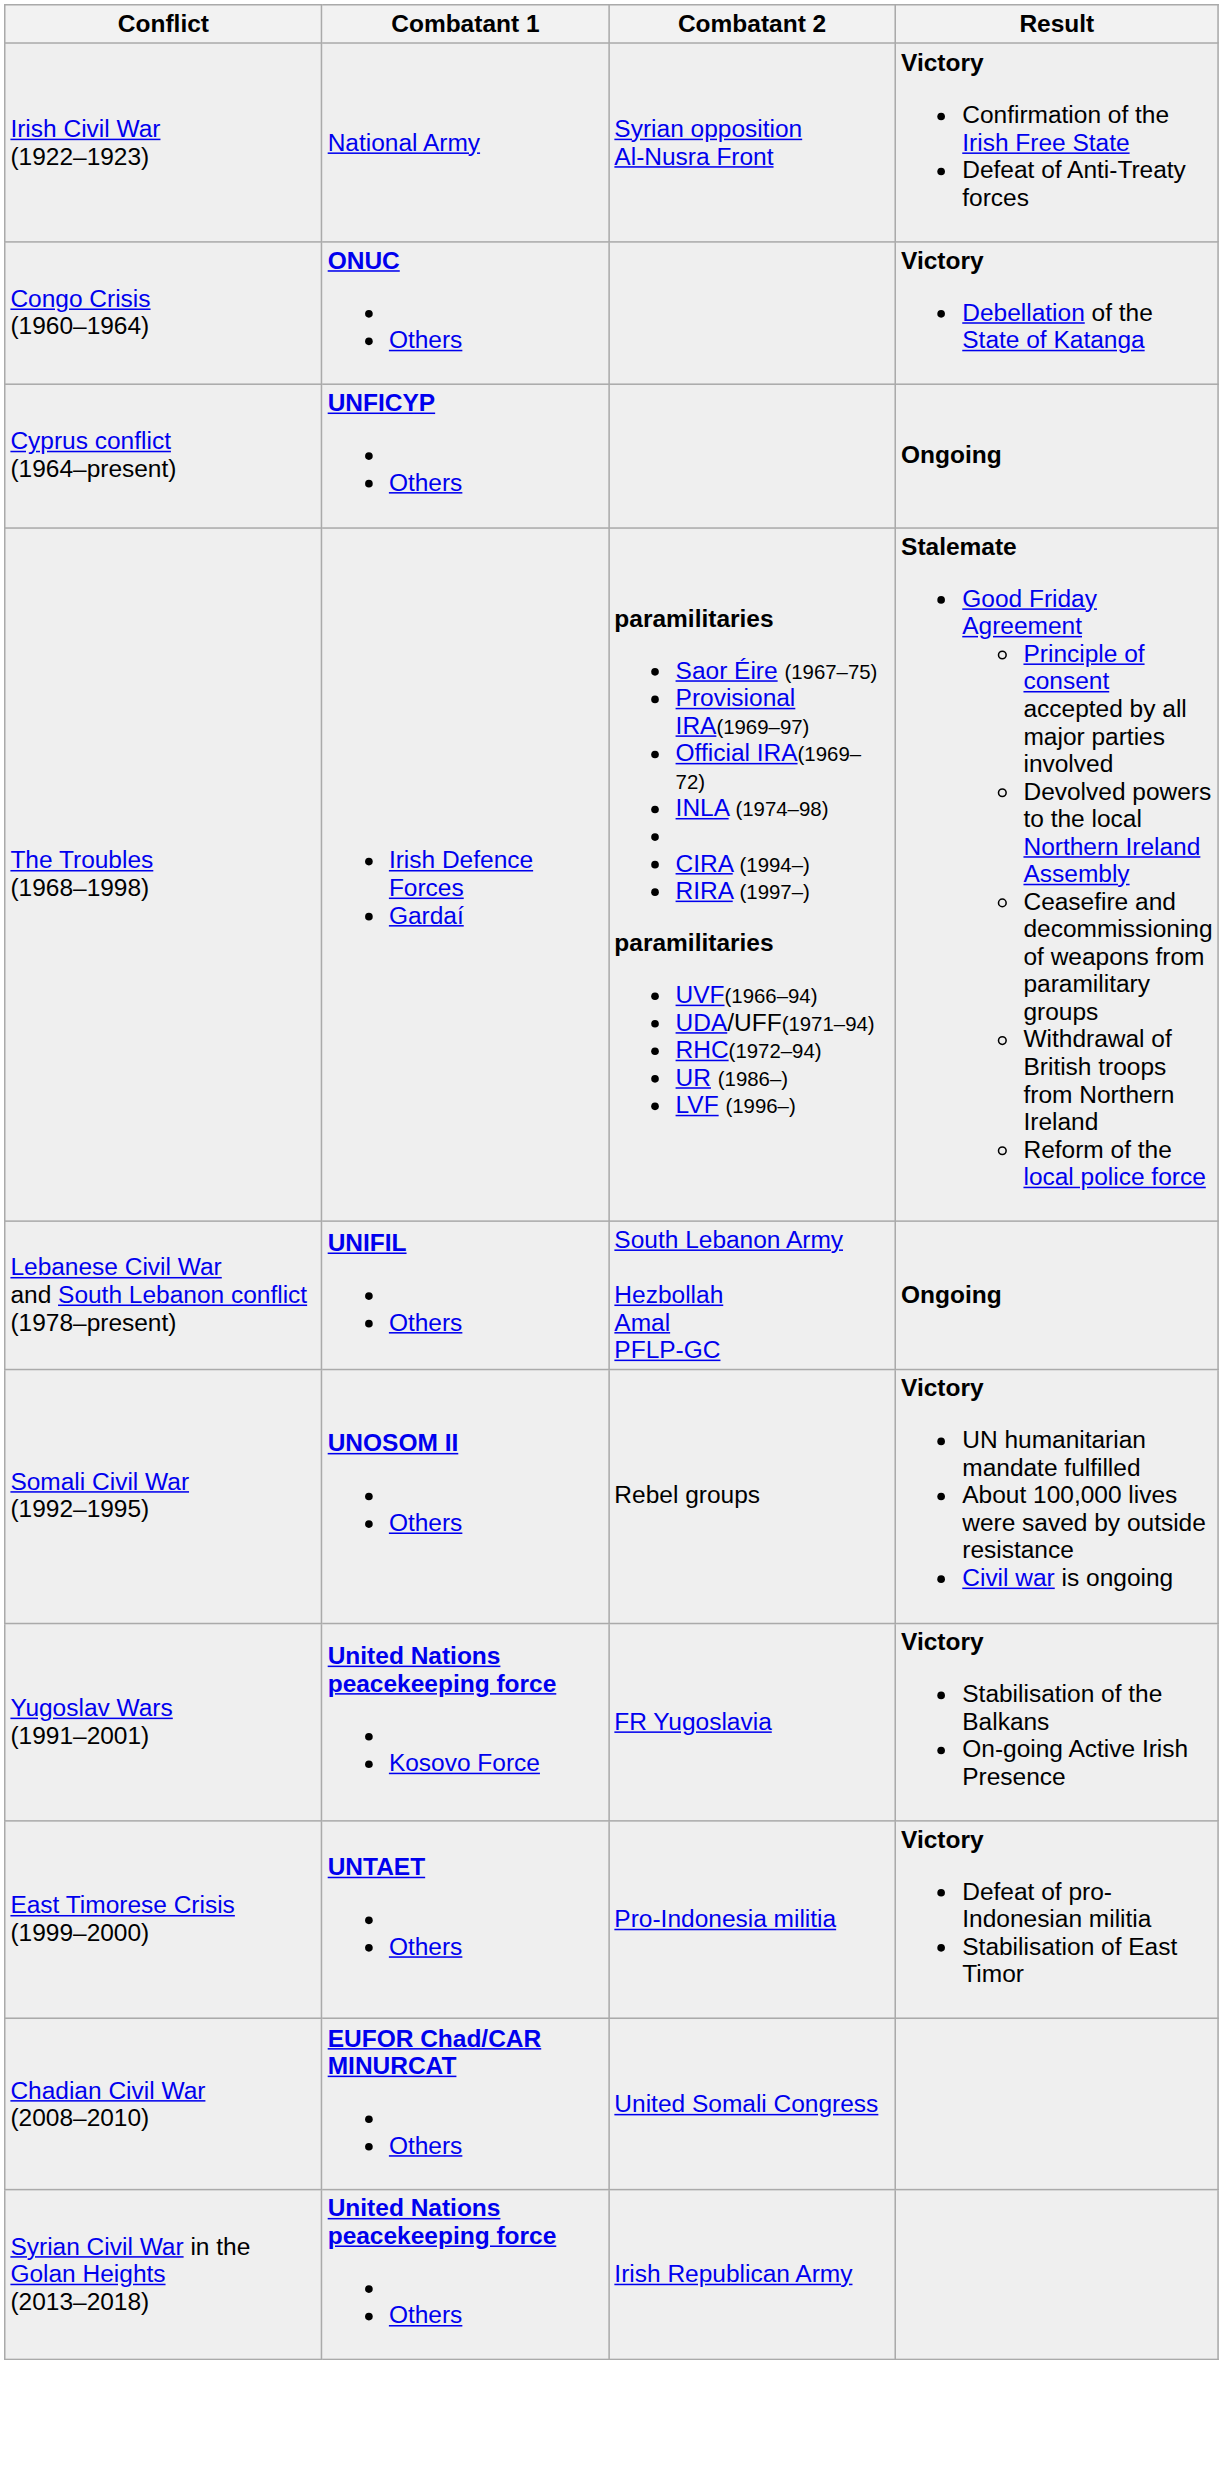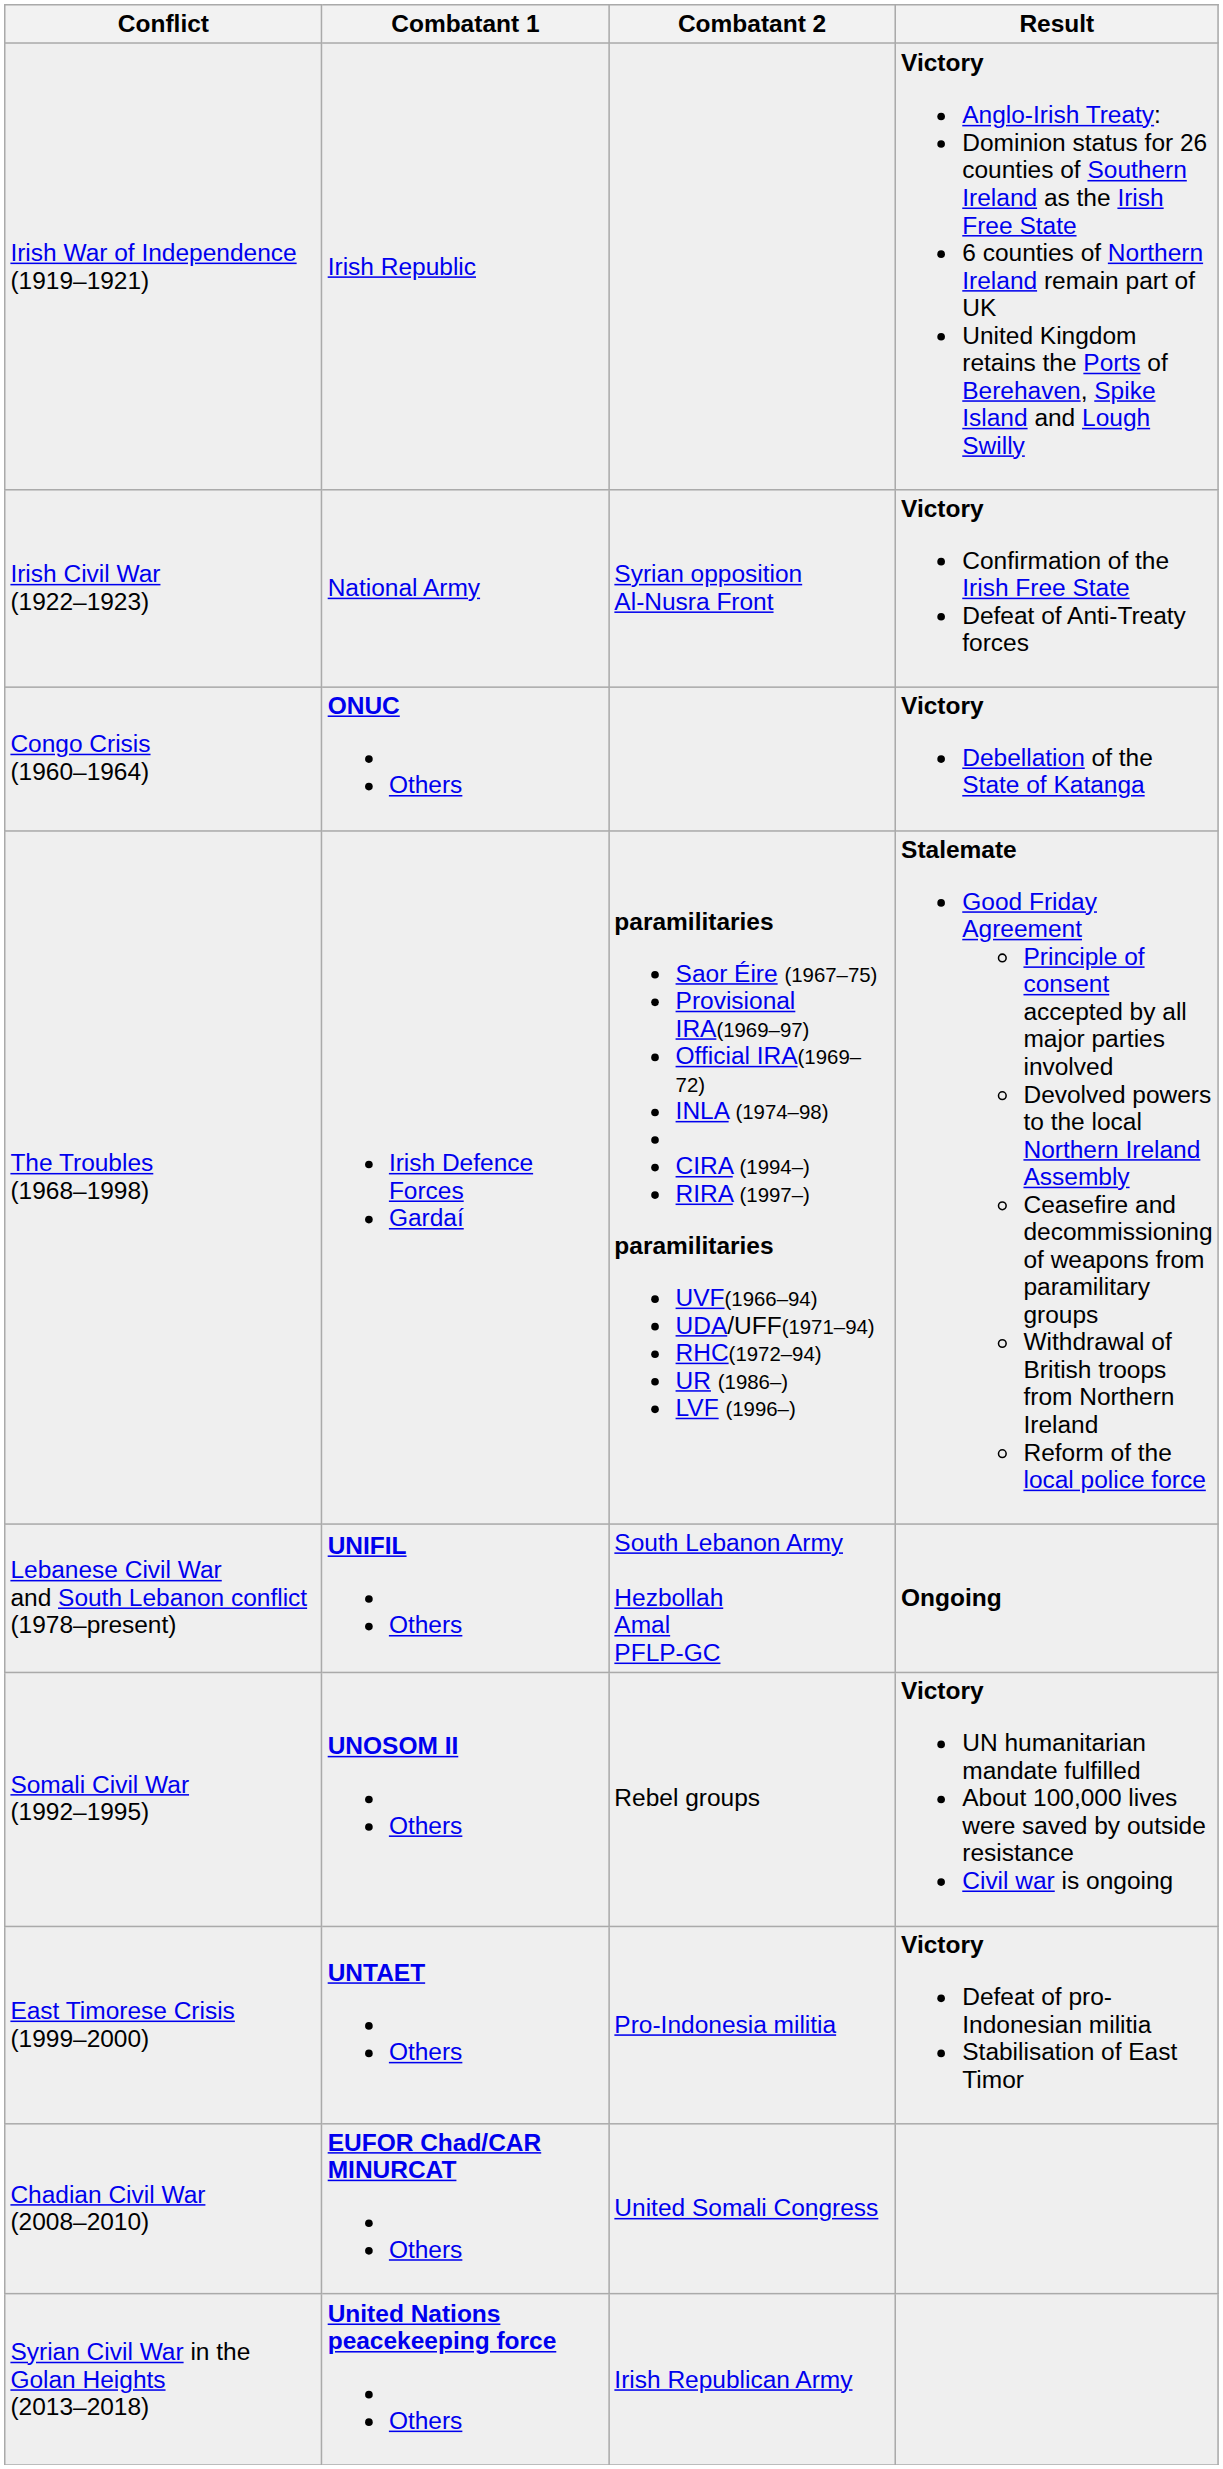+ row: (154, 266)
- row: (93, 455)
- row: (92, 1721)
